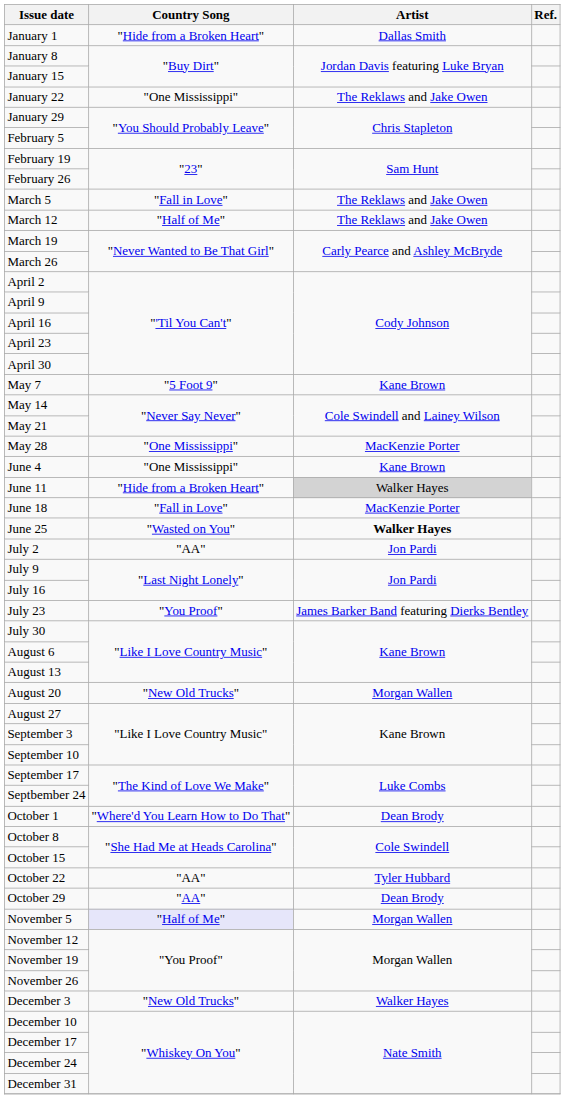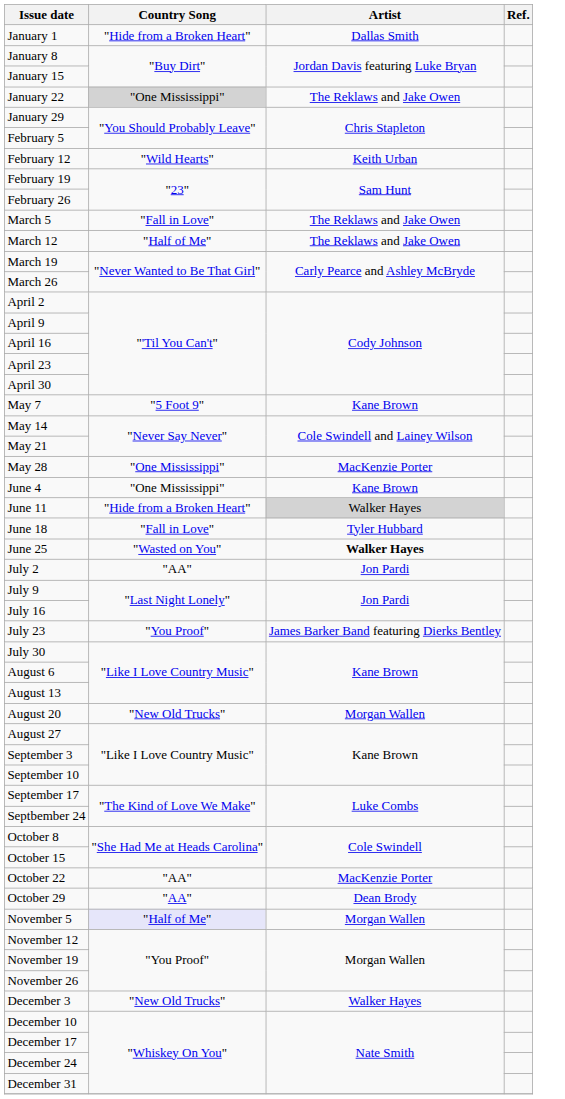(191, 96) no background -> (177, 96) lightgrey background
+ row: (39, 158)
(412, 508) MacKenzie Porter -> (385, 528) Tyler Hubbard
- row: (33, 816)
(412, 878) Tyler Hubbard -> (385, 878) MacKenzie Porter
